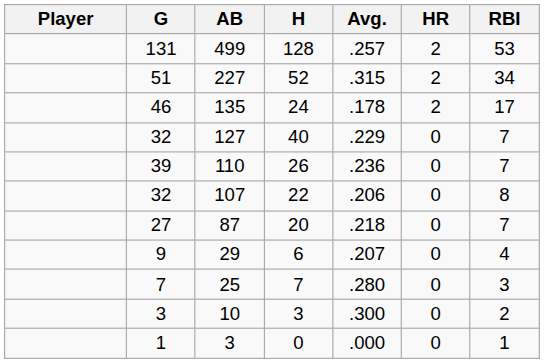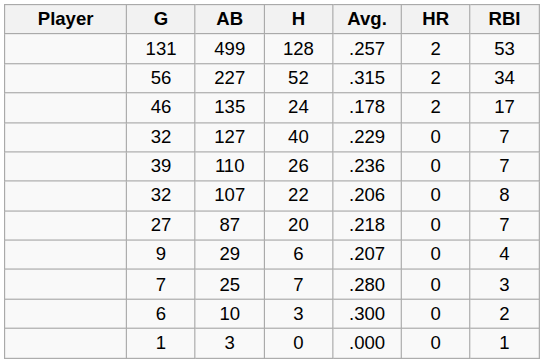(161, 78) 51 -> (161, 78) 56
(161, 313) 3 -> (161, 313) 6
